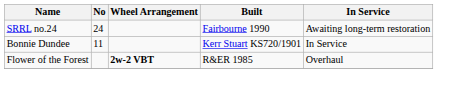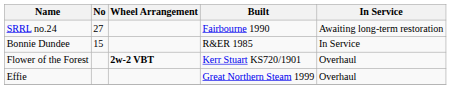(98, 28) 24 -> (98, 28) 27
(98, 44) 11 -> (98, 44) 15
(252, 44) Kerr Stuart KS720/1901 -> (228, 44) R&ER 1985
(228, 60) R&ER 1985 -> (252, 60) Kerr Stuart KS720/1901
+ row: (17, 76)
